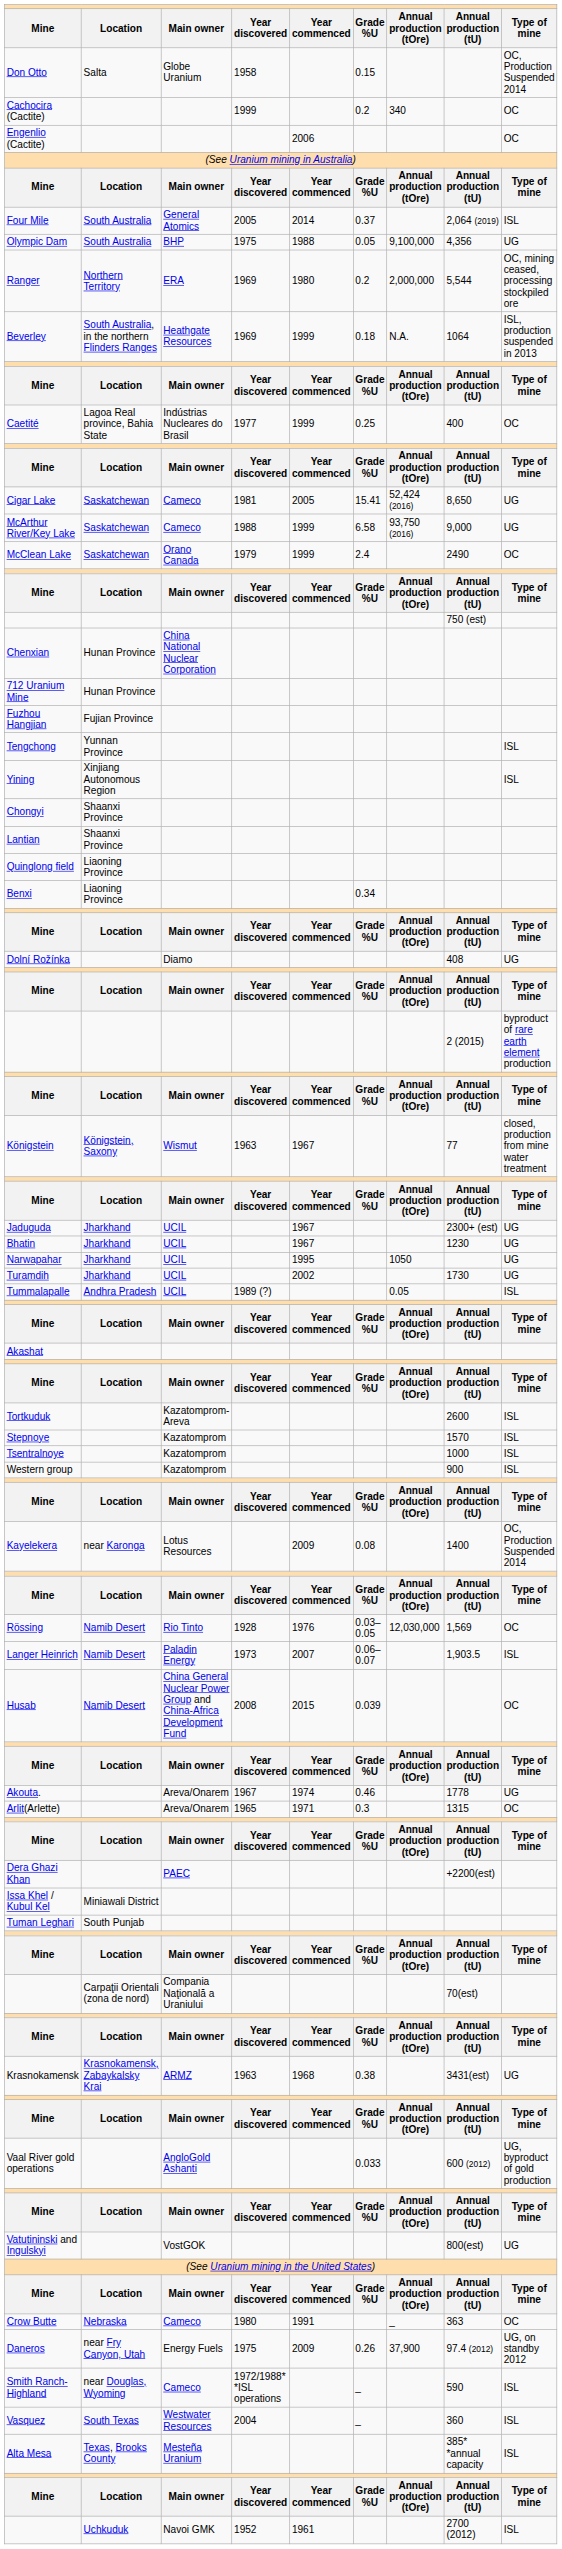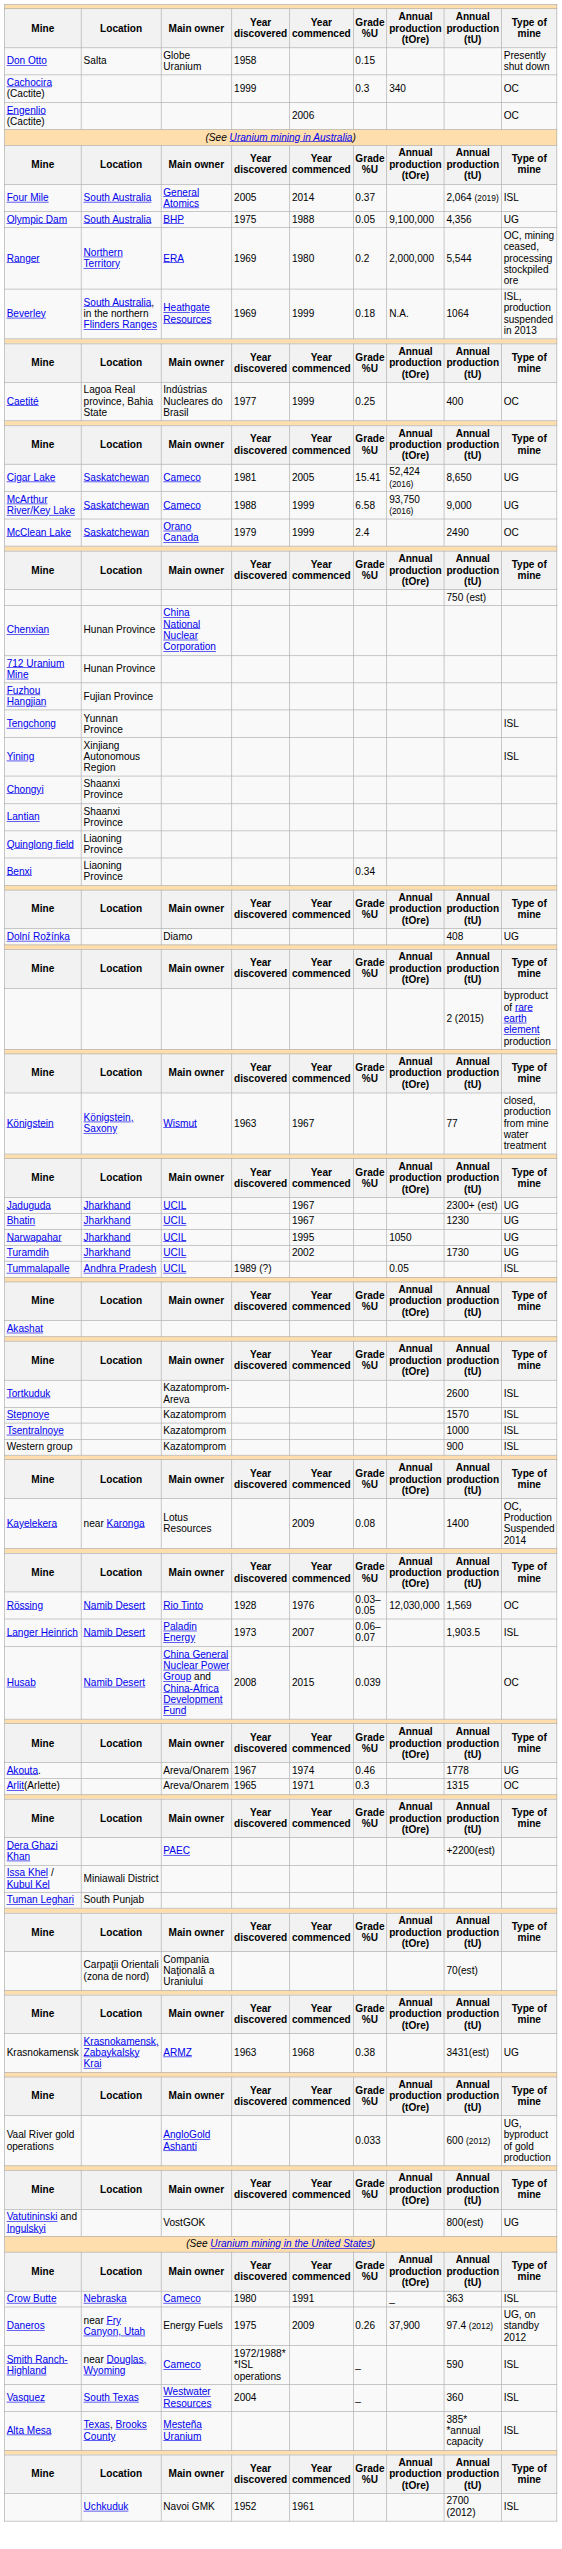(529, 72) OC, Production Suspended 2014 -> (527, 61) Presently shut down
(362, 111) 0.2 -> (362, 88) 0.3
(511, 2321) OC -> (511, 2299) ISL
